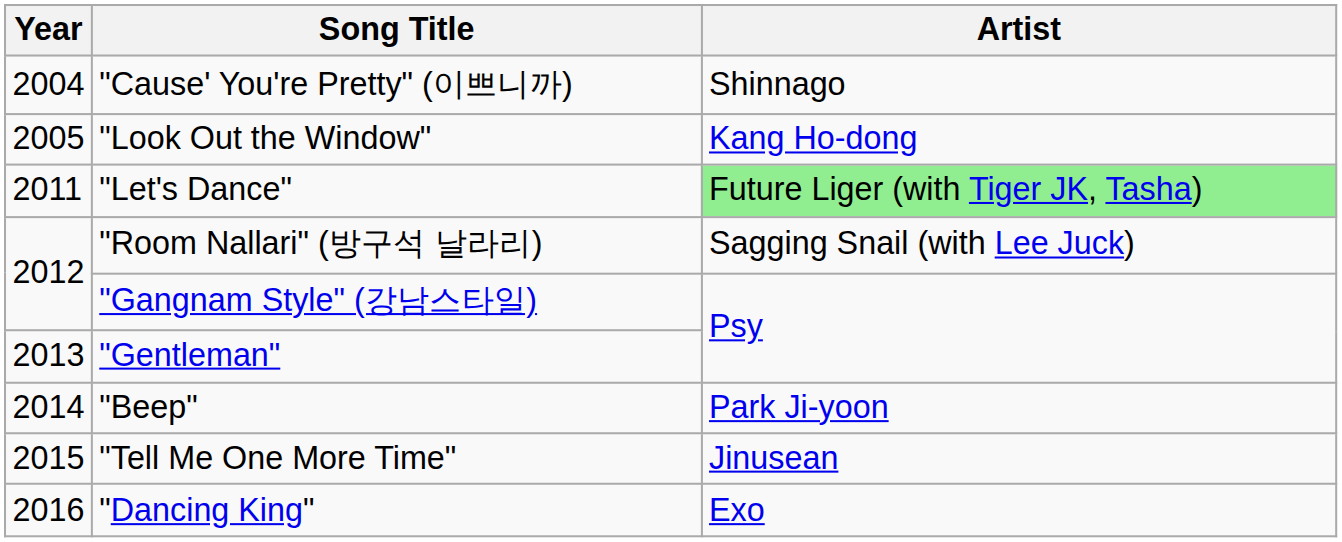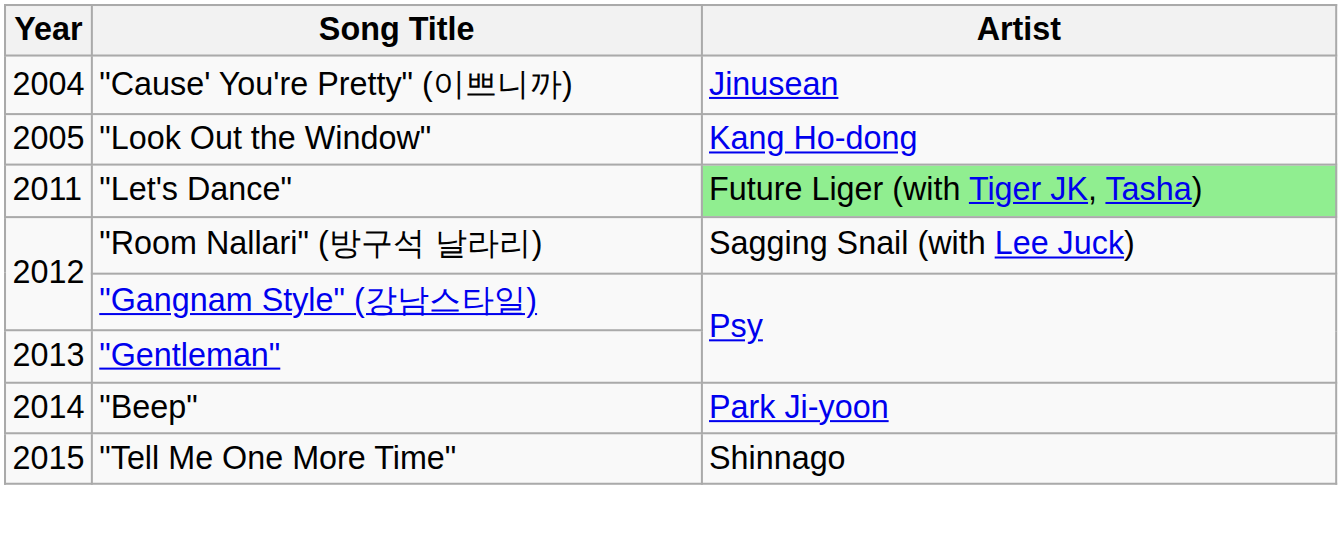(777, 84) Shinnago -> (774, 84) Jinusean
(774, 458) Jinusean -> (777, 458) Shinnago
- row: (207, 509)
